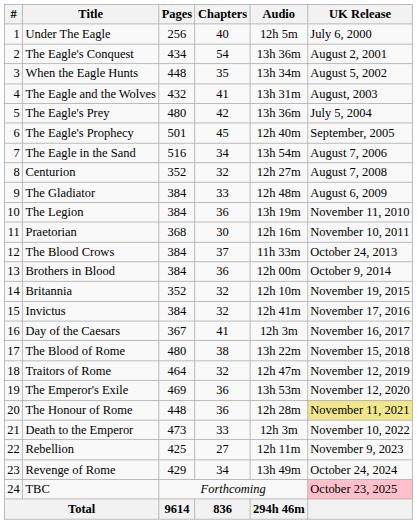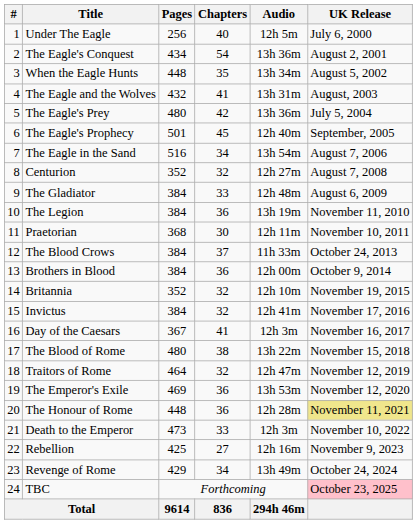(279, 232) 12h 16m -> (279, 232) 12h 11m
(279, 449) 12h 11m -> (279, 449) 12h 16m
